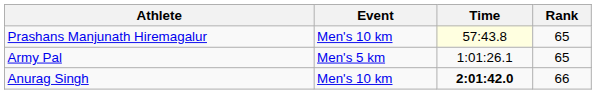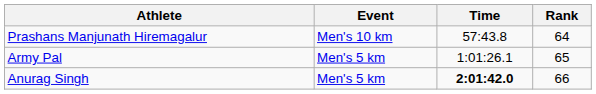(485, 37) lightyellow background -> (485, 37) no background
(562, 37) 65 -> (562, 37) 64
(355, 79) Men's 10 km -> (351, 79) Men's 5 km
